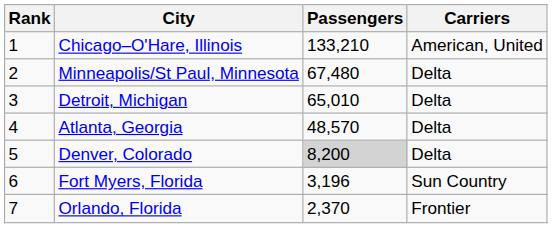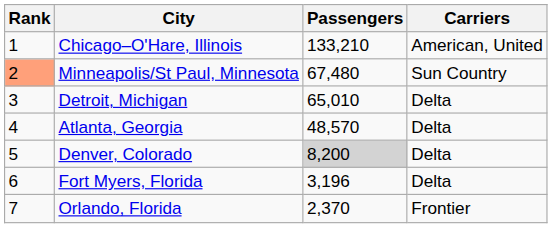(13, 73) no background -> (13, 73) lightsalmon background
(431, 73) Delta -> (459, 73) Sun Country
(459, 181) Sun Country -> (431, 181) Delta
